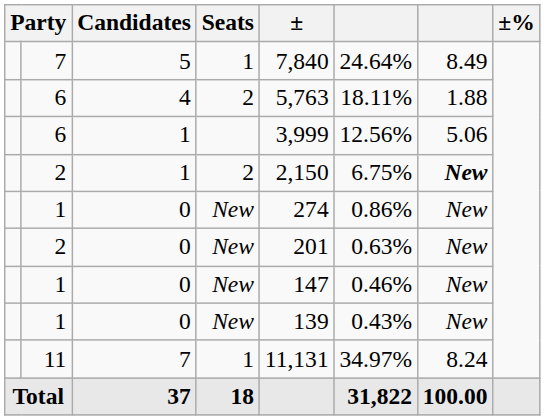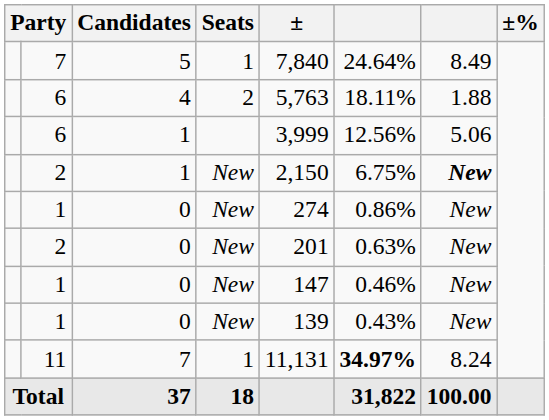(248, 172) 2 -> (233, 172) New
(376, 358) normal -> (378, 358) bold
